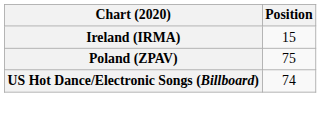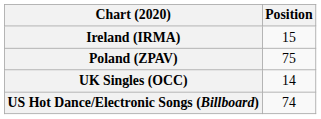+ row: (133, 80)
